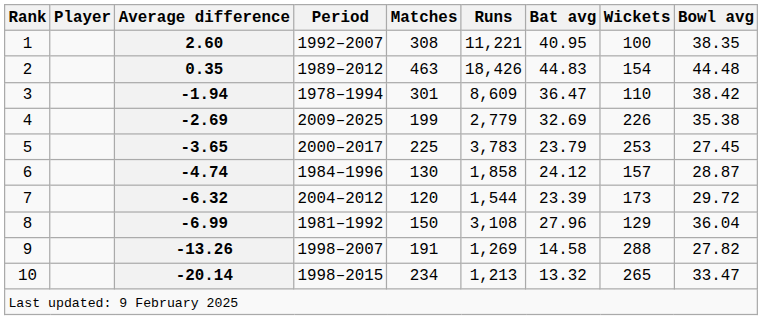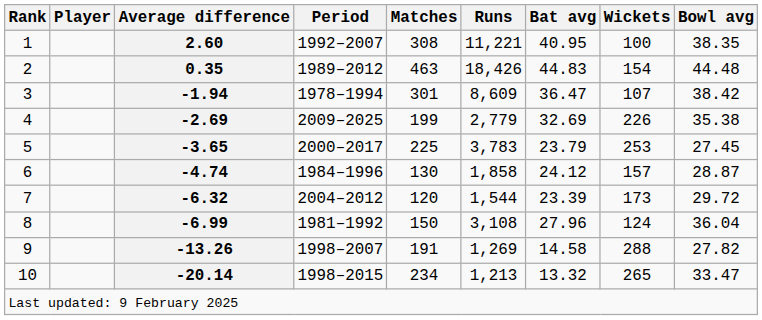(637, 95) 110 -> (637, 95) 107
(637, 224) 129 -> (637, 224) 124
